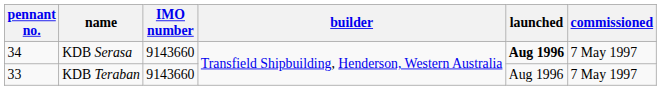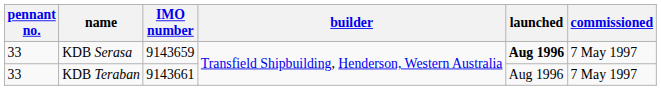(14, 52) 34 -> (14, 52) 33
(170, 52) 9143660 -> (170, 52) 9143659
(170, 74) 9143660 -> (170, 74) 9143661
